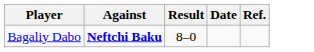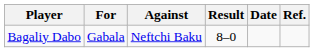+ column: (106, 15)
(124, 36) bold -> (166, 36) normal
